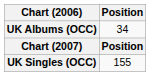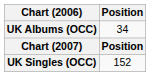(122, 63) 155 -> (122, 63) 152
